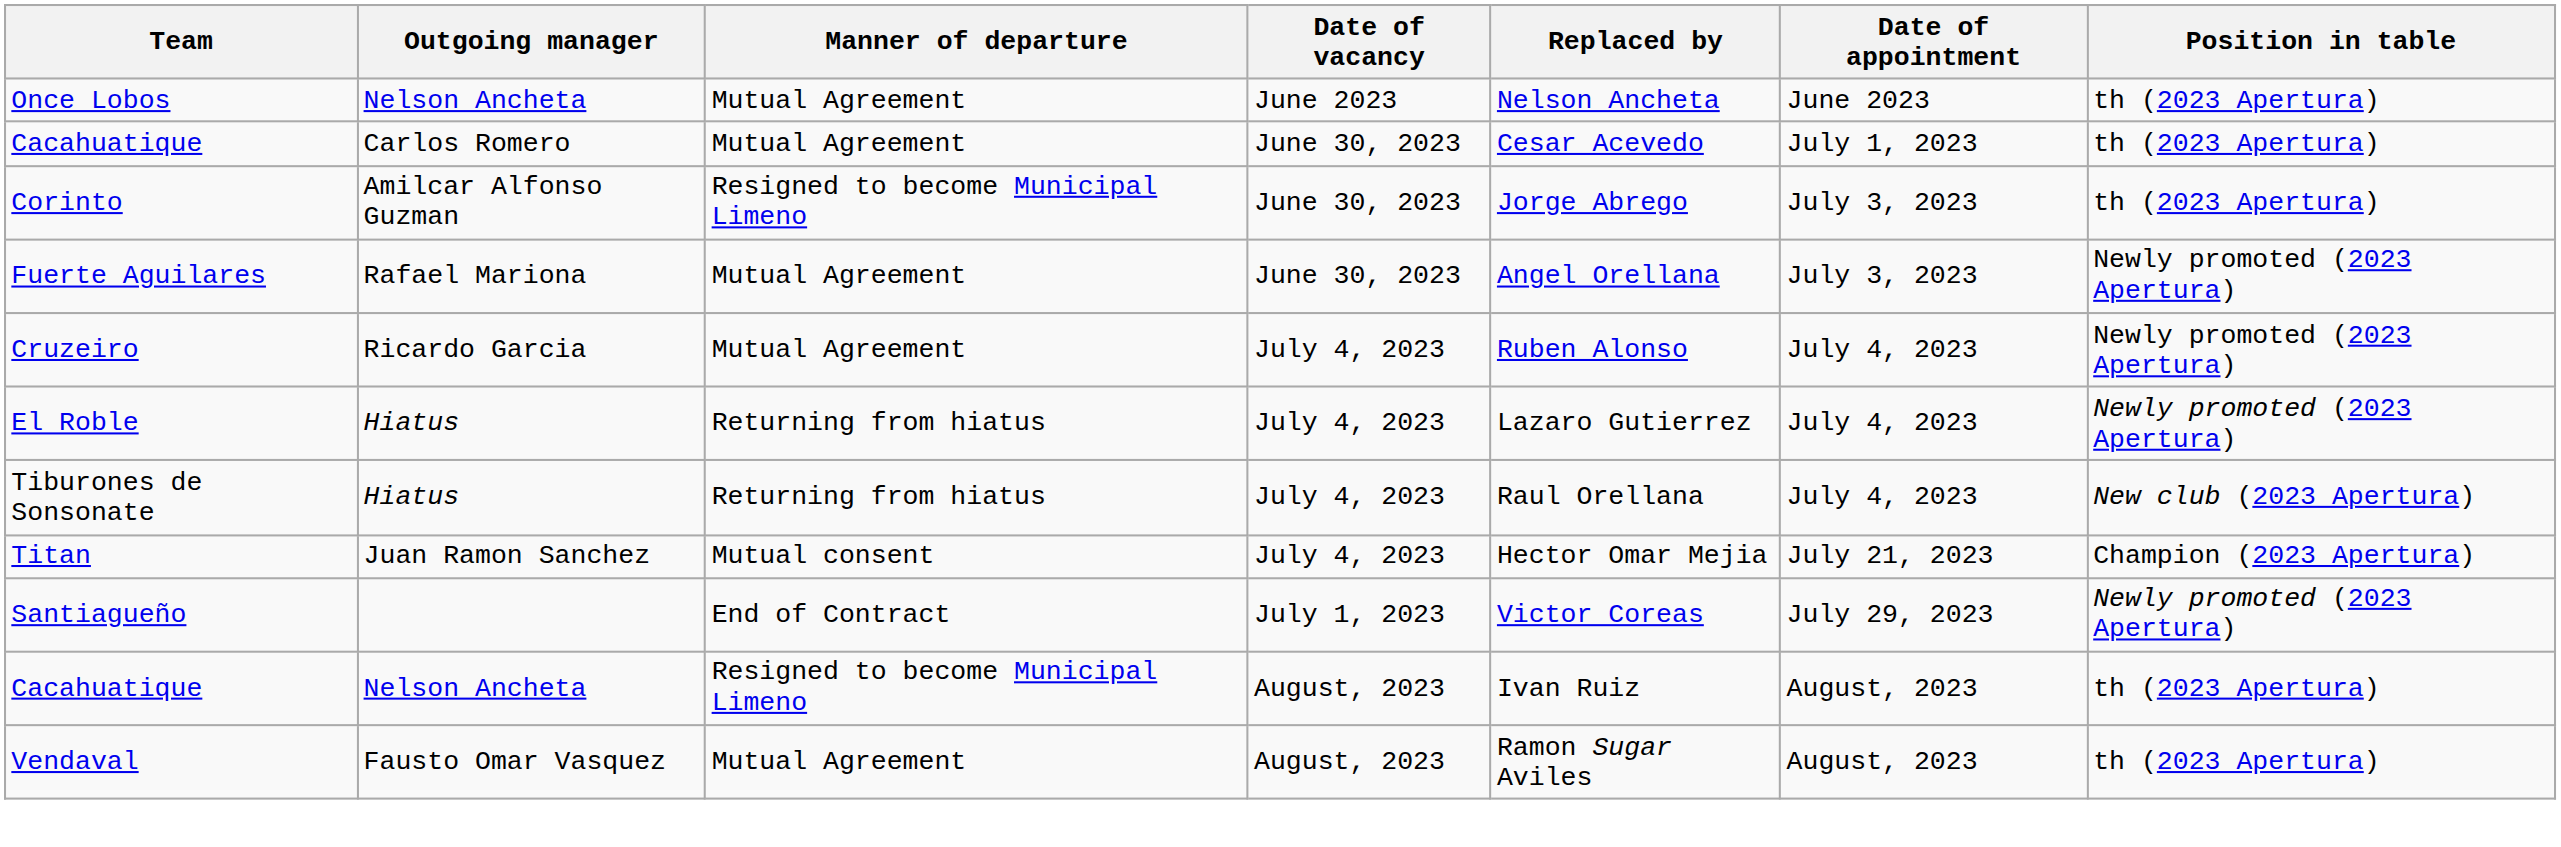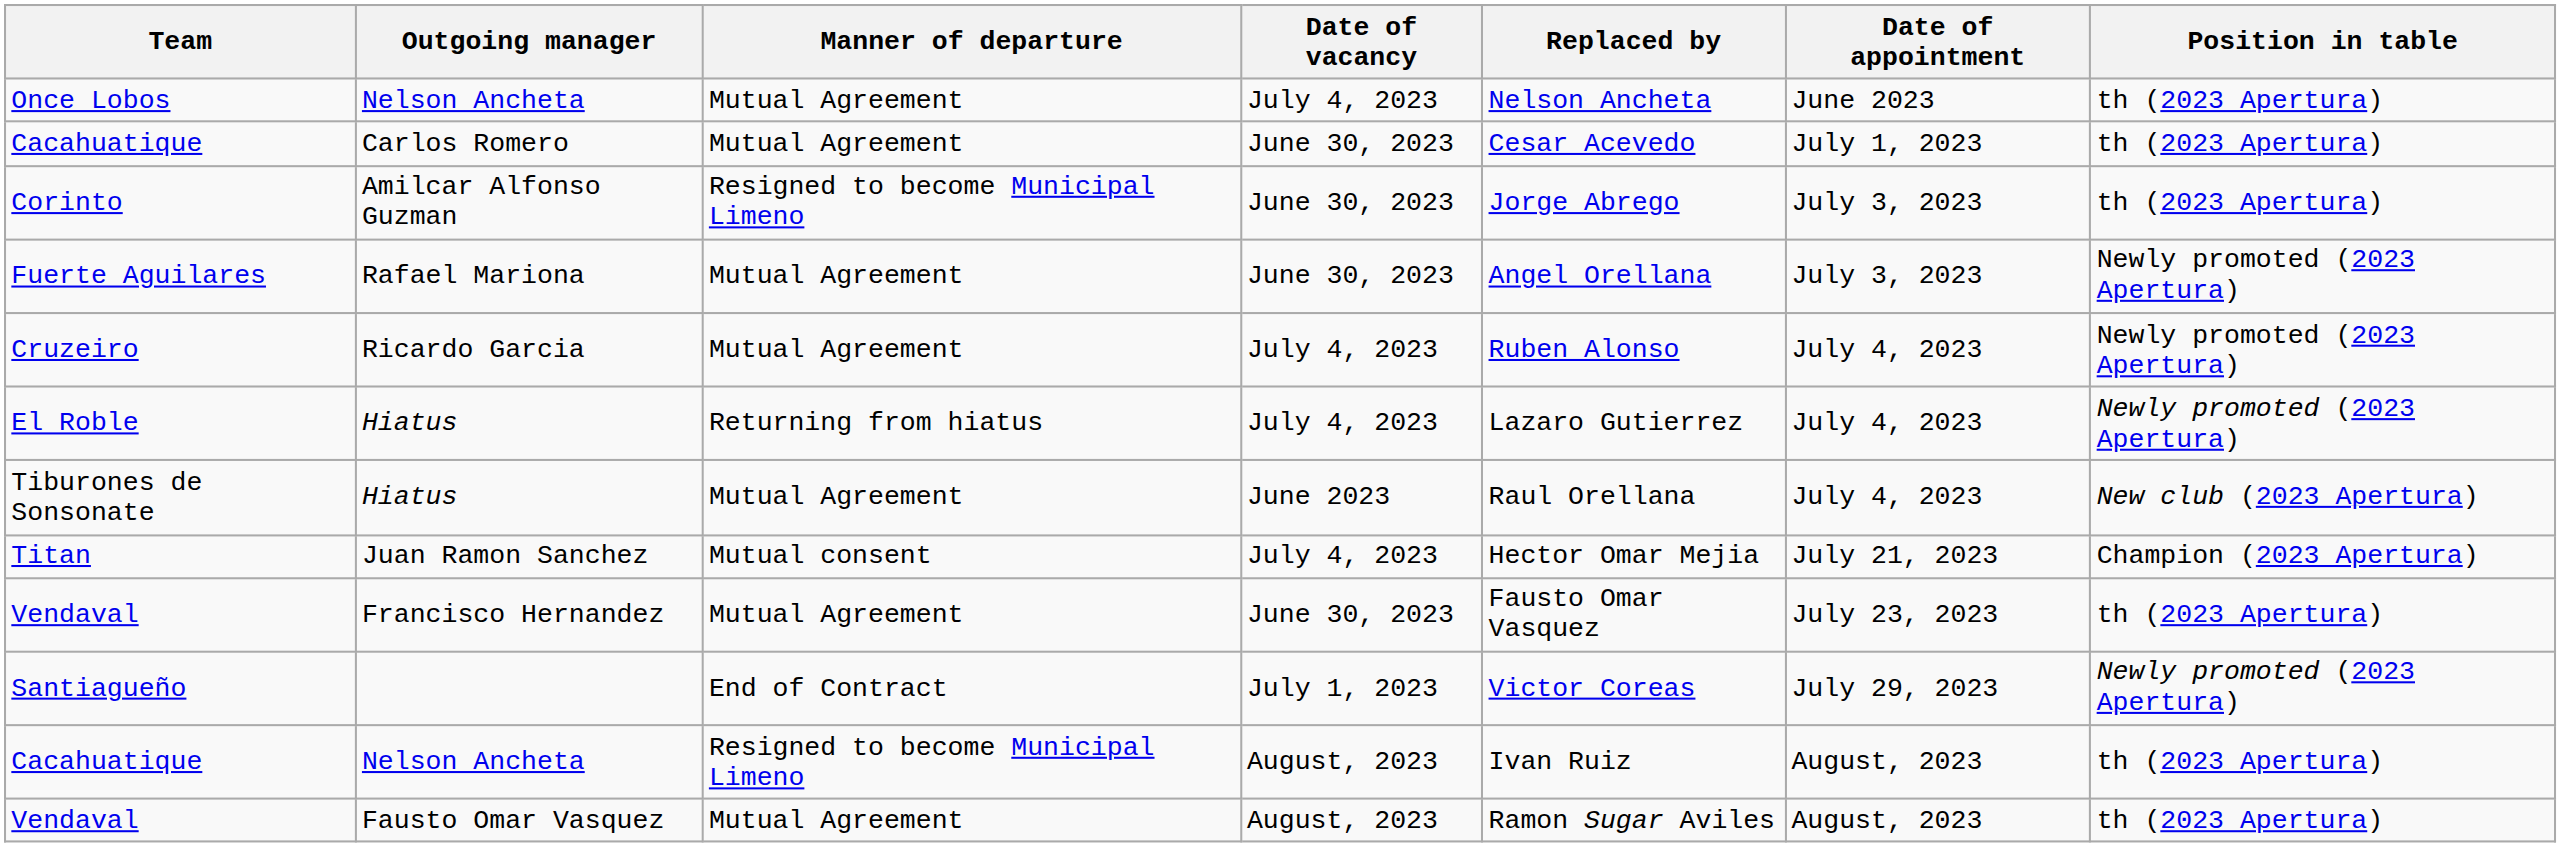(1326, 100) June 2023 -> (1342, 100) July 4, 2023
(879, 497) Returning from hiatus -> (836, 497) Mutual Agreement
(1349, 497) July 4, 2023 -> (1319, 497) June 2023
+ row: (75, 615)
